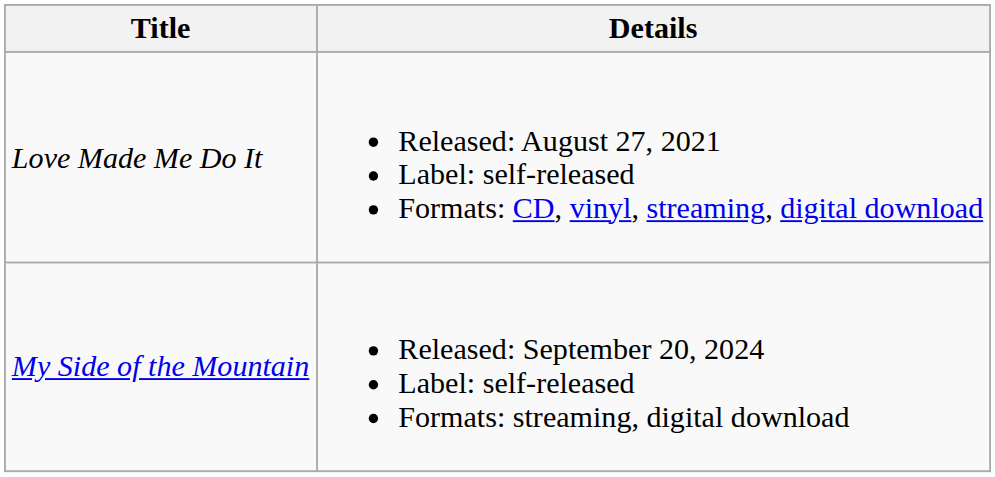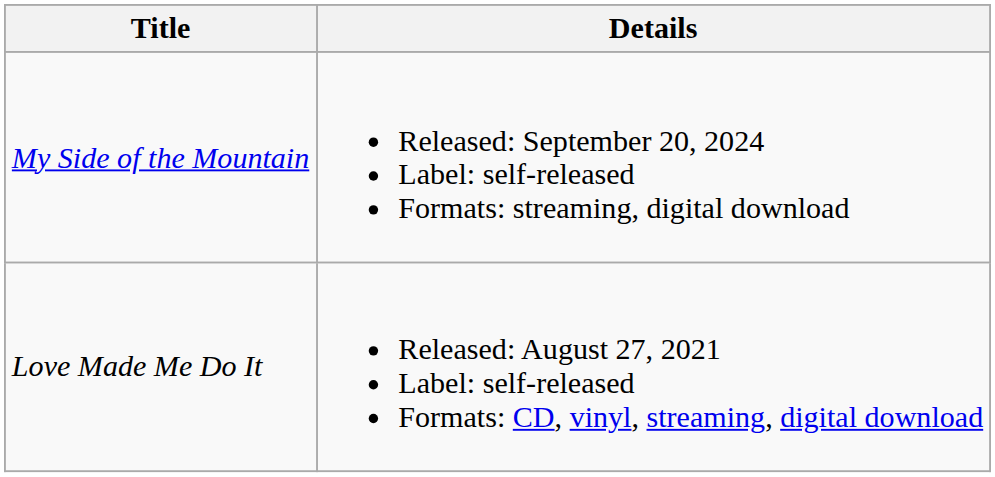rows swapped: (137, 156) <-> (161, 366)
